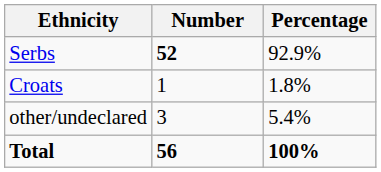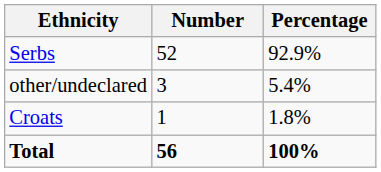(167, 53) bold -> (167, 53) normal
rows swapped: (36, 85) <-> (78, 118)
